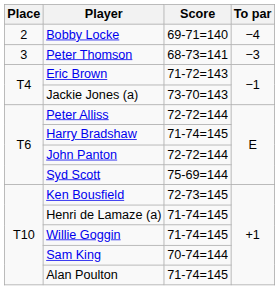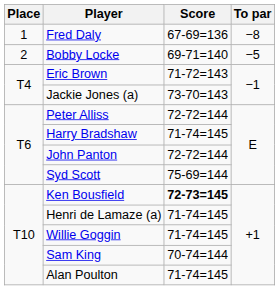+ row: (74, 34)
(253, 34) −4 -> (253, 54) −5
- row: (89, 54)
(198, 194) normal -> (198, 194) bold
